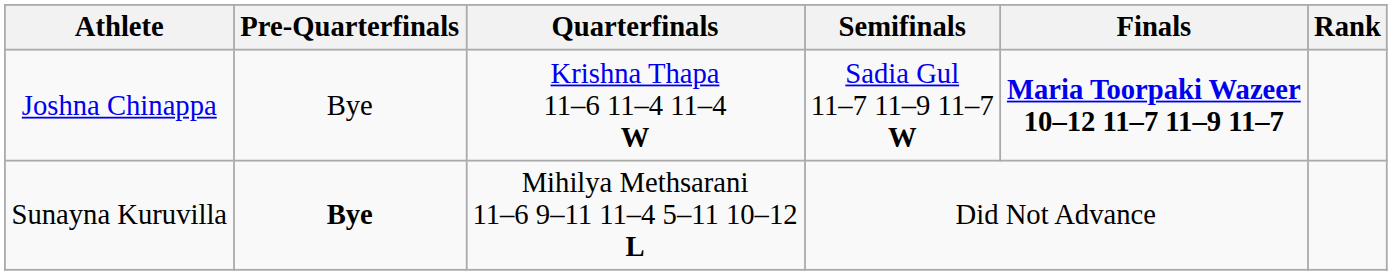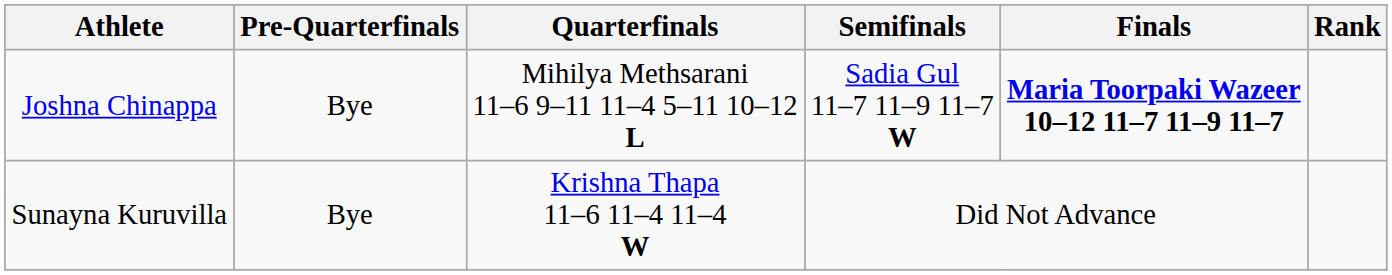(635, 104) Krishna Thapa 11–6 11–4 11–4 W -> (635, 104) Mihilya Methsarani 11–6 9–11 11–4 5–11 10–12 L
(350, 214) bold -> (350, 214) normal
(635, 214) Mihilya Methsarani 11–6 9–11 11–4 5–11 10–12 L -> (635, 214) Krishna Thapa 11–6 11–4 11–4 W
